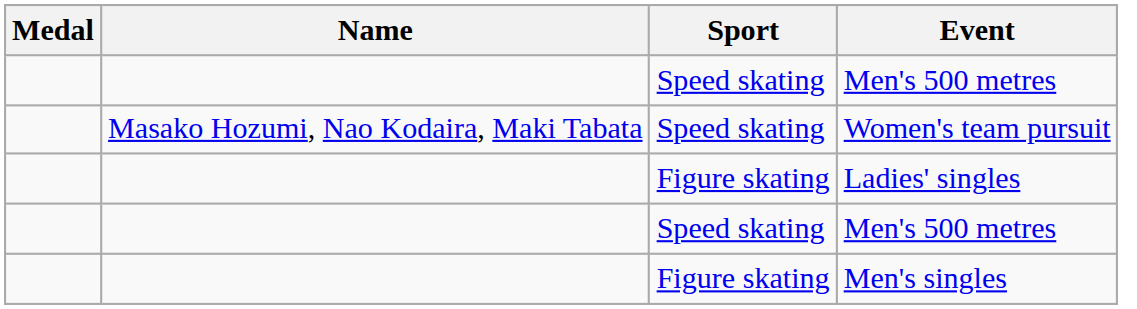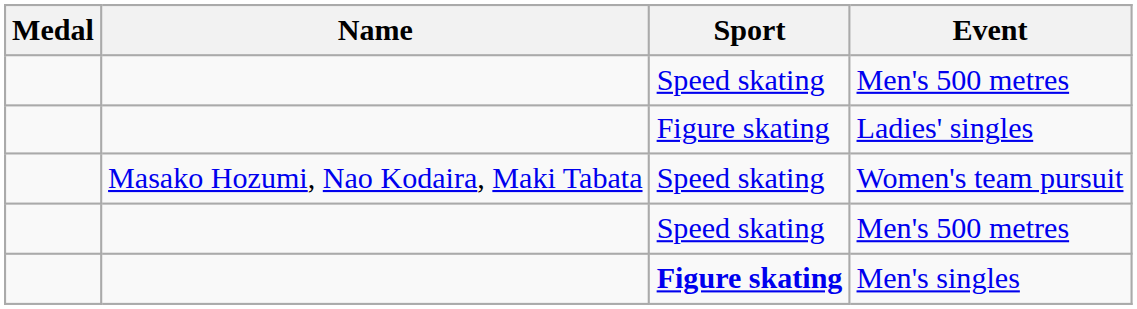rows swapped: (375, 179) <-> (375, 128)
(743, 277) normal -> (750, 277) bold
